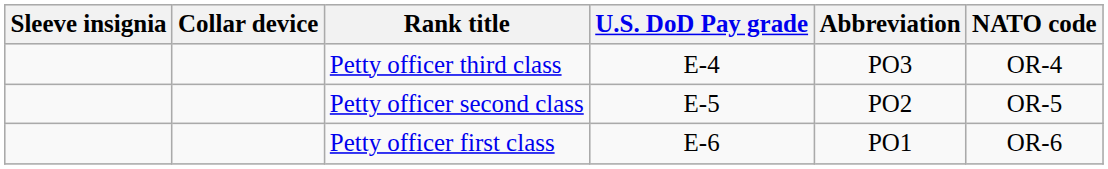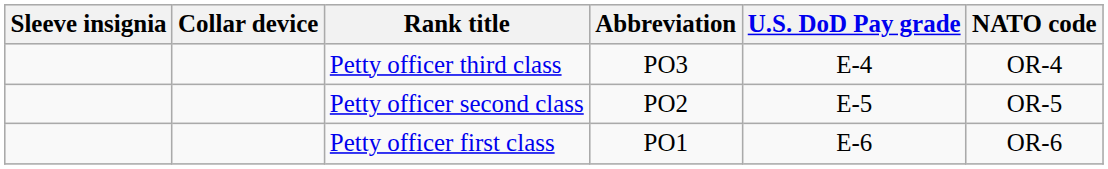columns swapped: (702, 24) <-> (890, 24)
